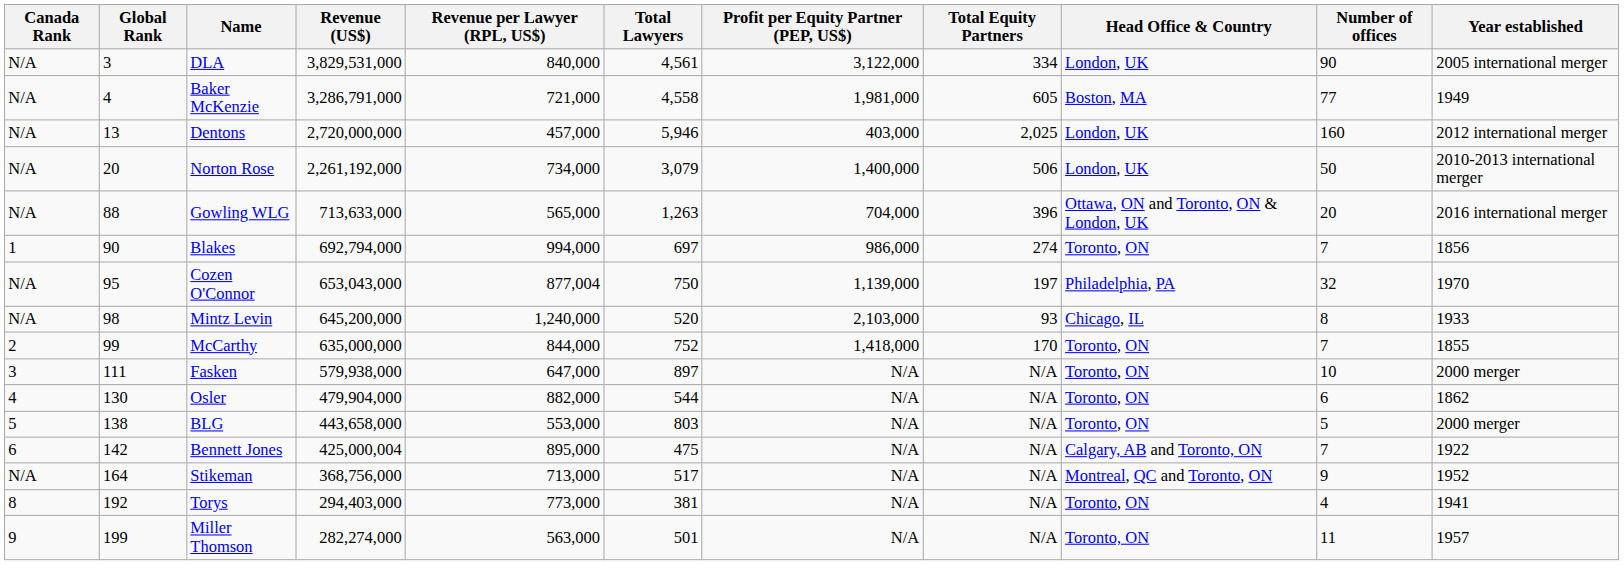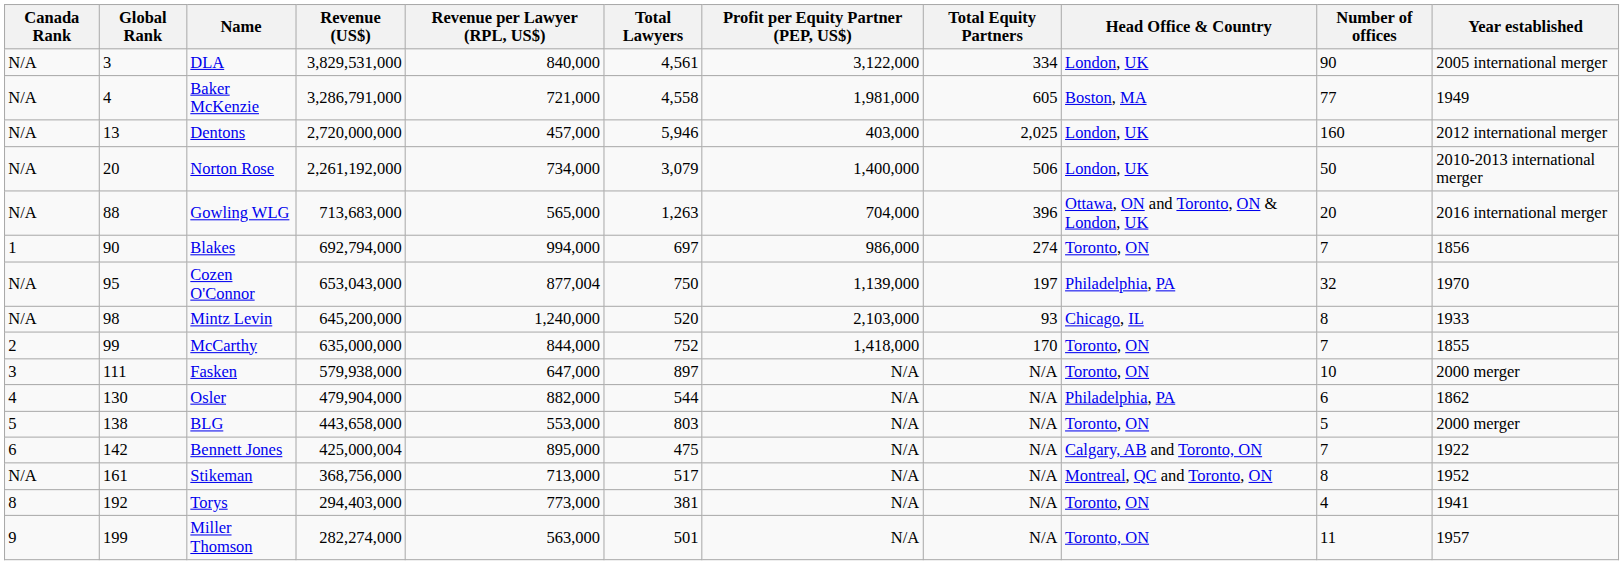(360, 213) 713,633,000 -> (360, 213) 713,683,000
(1107, 397) Toronto, ON -> (1120, 397) Philadelphia, PA
(115, 476) 164 -> (115, 476) 161
(1324, 476) 9 -> (1324, 476) 8
